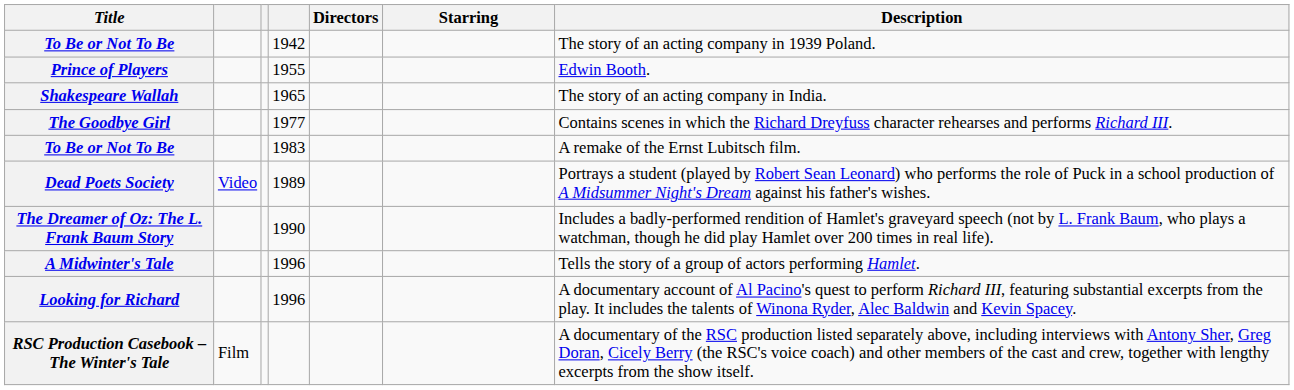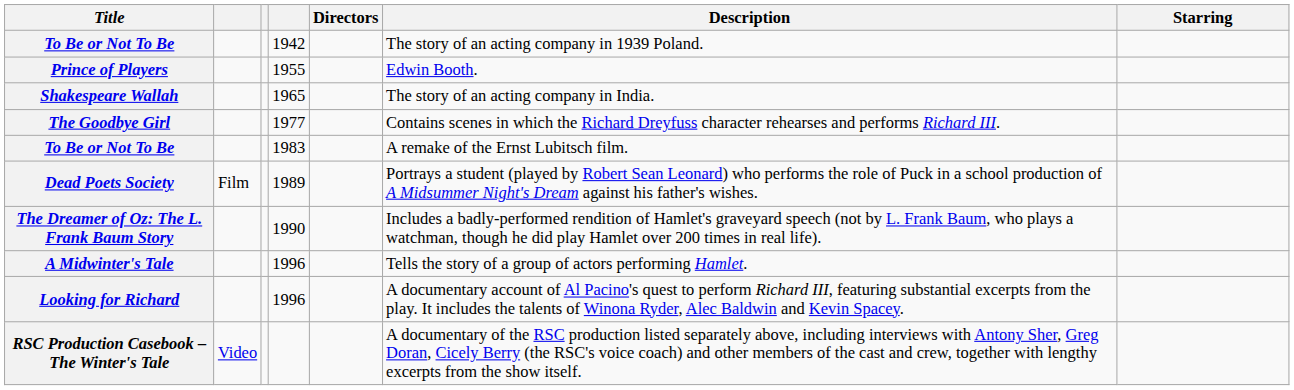columns swapped: (468, 17) <-> (922, 17)
(238, 183) Video -> (233, 183) Film
(233, 353) Film -> (238, 353) Video
